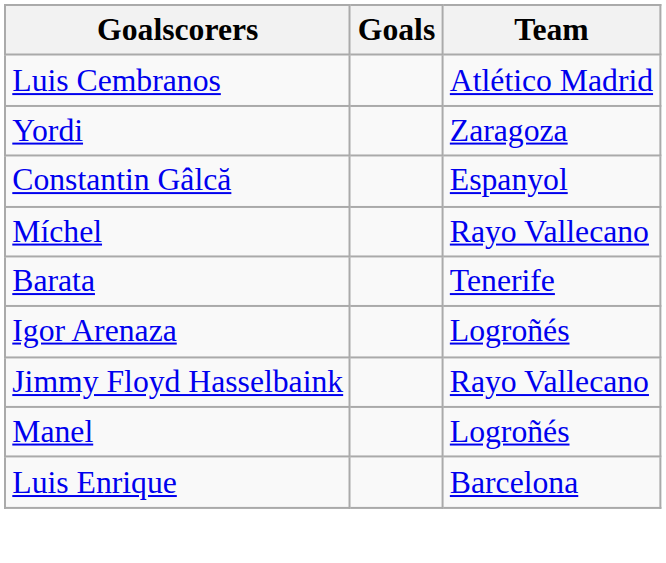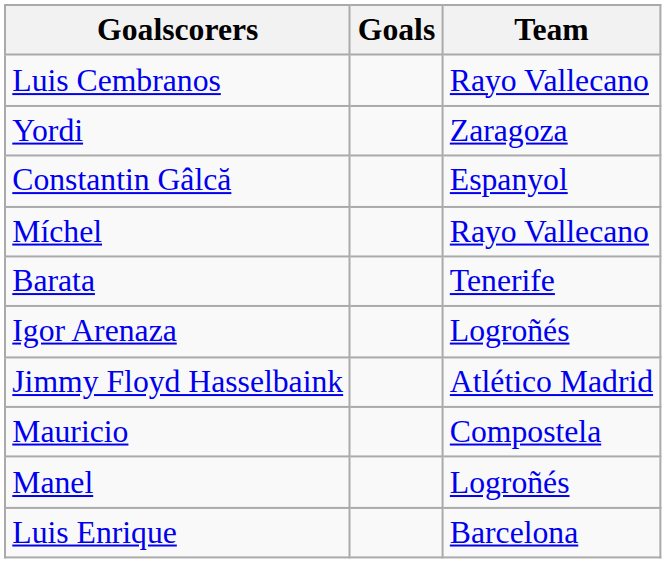(551, 79) Atlético Madrid -> (549, 79) Rayo Vallecano
(549, 381) Rayo Vallecano -> (551, 381) Atlético Madrid
+ row: (70, 431)
